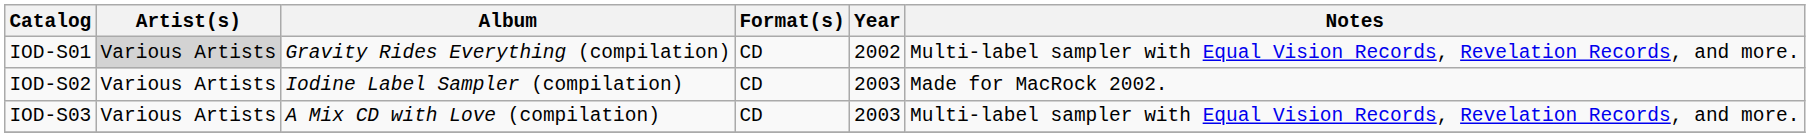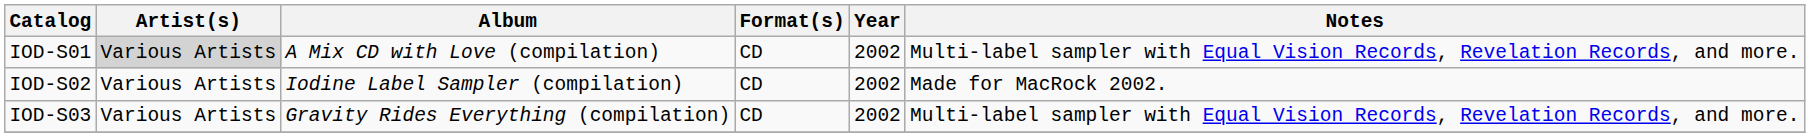(508, 52) Gravity Rides Everything (compilation) -> (473, 52) A Mix CD with Love (compilation)
(877, 84) 2003 -> (877, 84) 2002
(473, 116) A Mix CD with Love (compilation) -> (508, 116) Gravity Rides Everything (compilation)
(877, 116) 2003 -> (877, 116) 2002
